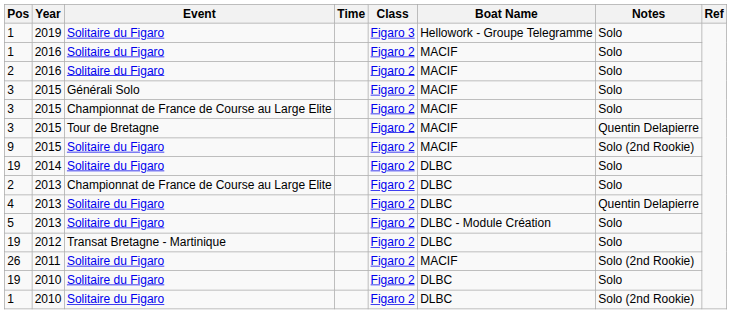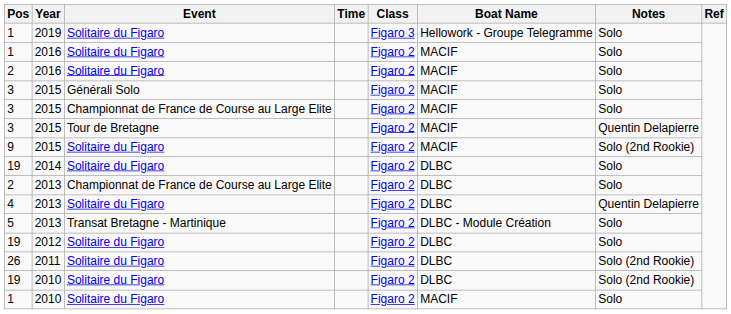(116, 223) Solitaire du Figaro -> (146, 223) Transat Bretagne - Martinique
(146, 242) Transat Bretagne - Martinique -> (116, 242) Solitaire du Figaro
(439, 261) MACIF -> (436, 261) DLBC
(610, 280) Solo -> (646, 280) Solo (2nd Rookie)
(436, 299) DLBC -> (439, 299) MACIF
(646, 299) Solo (2nd Rookie) -> (610, 299) Solo
